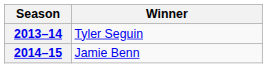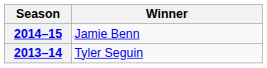rows swapped: (38, 33) <-> (38, 53)
